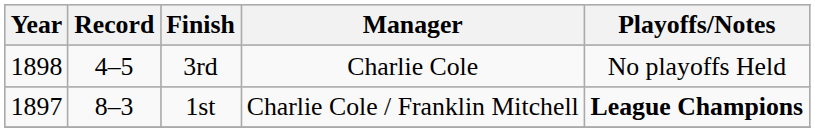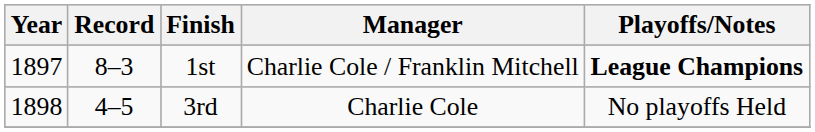rows swapped: (200, 106) <-> (200, 65)
